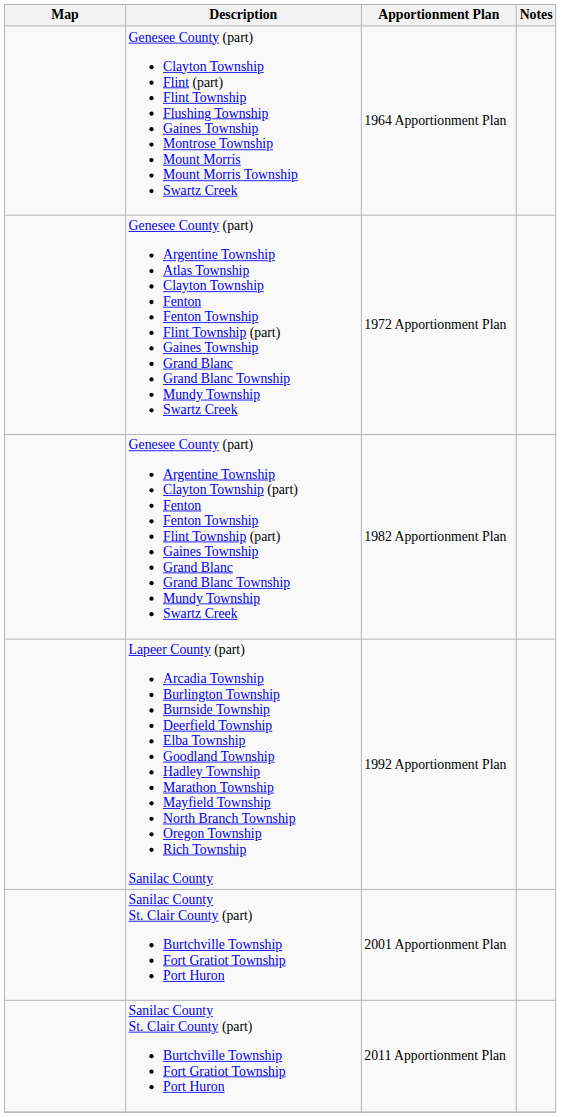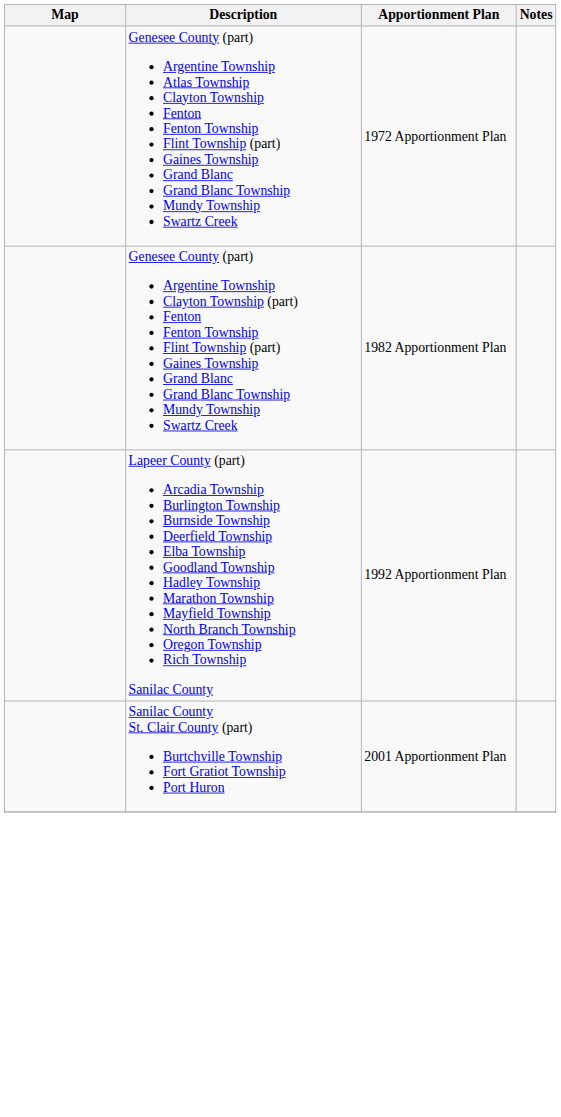- row: (435, 120)
- row: (435, 1056)
